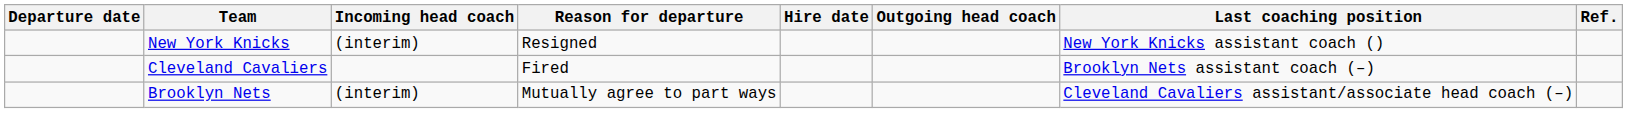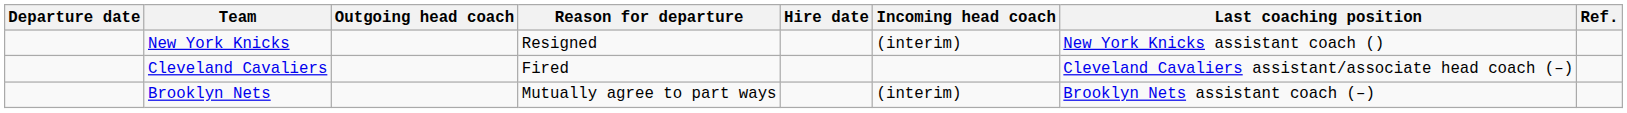columns swapped: (966, 17) <-> (425, 17)
(1219, 69) Brooklyn Nets assistant coach (–) -> (1318, 69) Cleveland Cavaliers assistant/associate head coach (–)
(1318, 94) Cleveland Cavaliers assistant/associate head coach (–) -> (1219, 94) Brooklyn Nets assistant coach (–)
